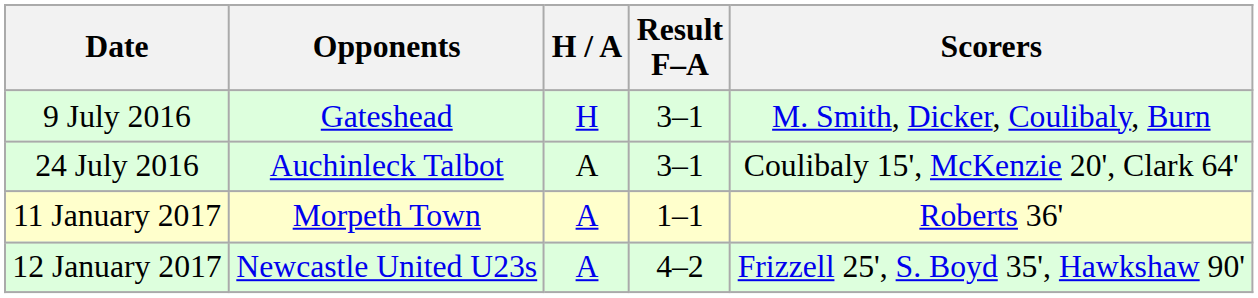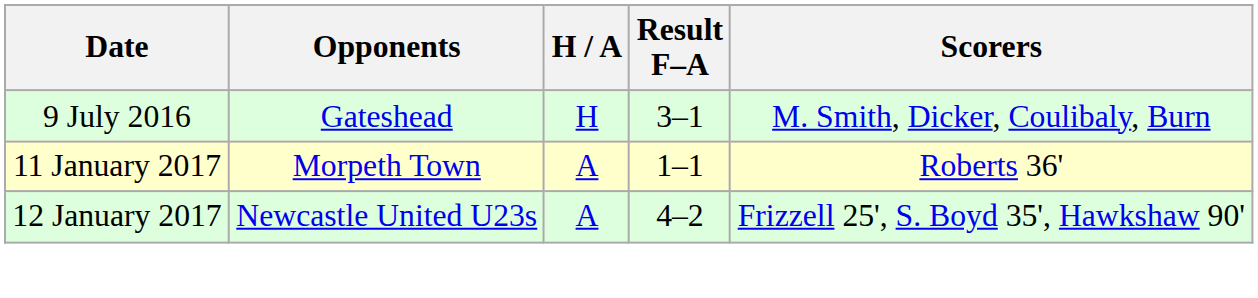- row: (117, 165)
